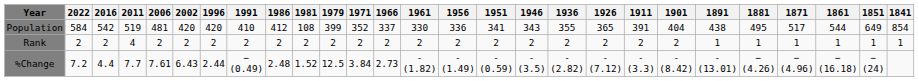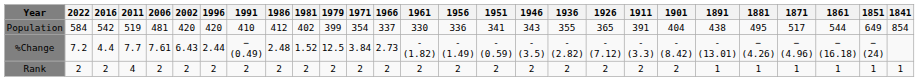(306, 27) 108 -> (306, 27) 402
(360, 27) 352 -> (360, 27) 354
rows swapped: (35, 42) <-> (35, 63)
